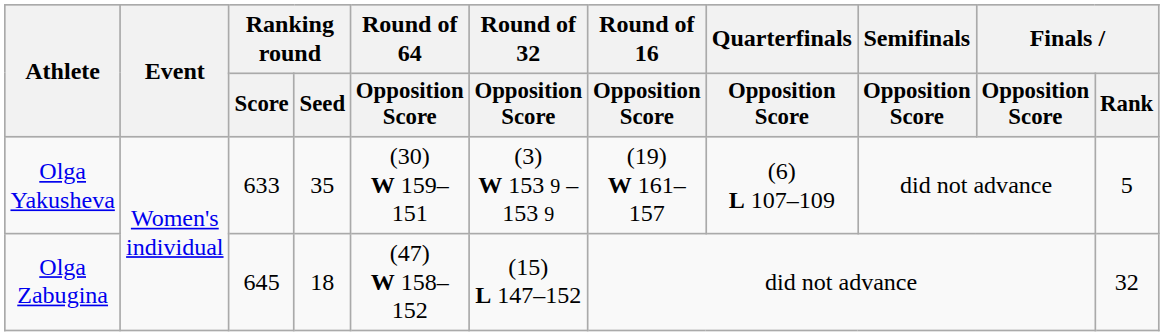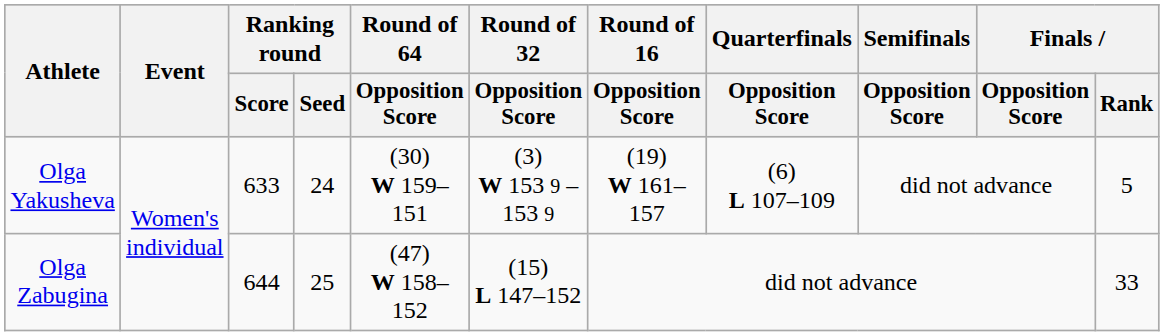(322, 185) 35 -> (322, 185) 24
(262, 281) 645 -> (262, 281) 644
(322, 281) 18 -> (322, 281) 25
(1127, 281) 32 -> (1127, 281) 33
